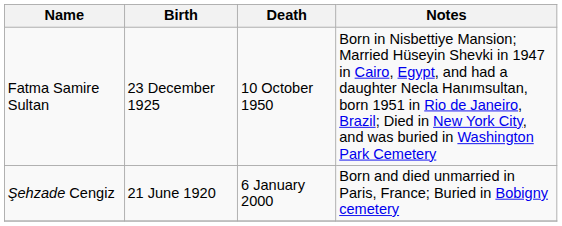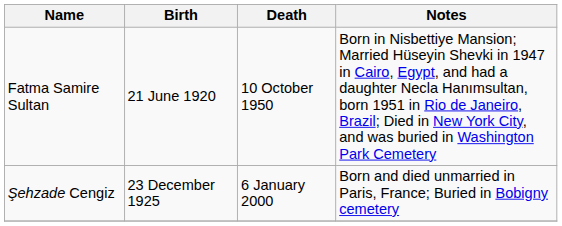(171, 96) 23 December 1925 -> (172, 96) 21 June 1920
(172, 193) 21 June 1920 -> (171, 193) 23 December 1925
